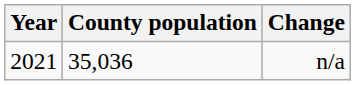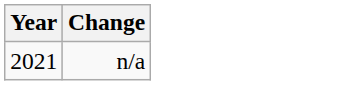- column: (162, 23)
